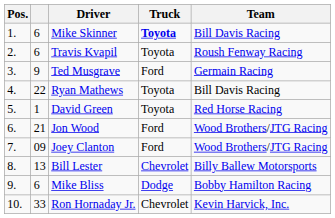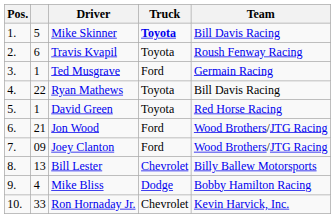(37, 33) 6 -> (37, 33) 5
(37, 71) 9 -> (37, 71) 1
(37, 185) 6 -> (37, 185) 4
